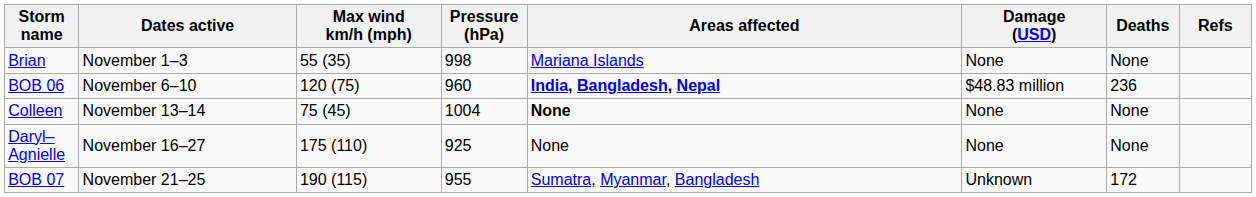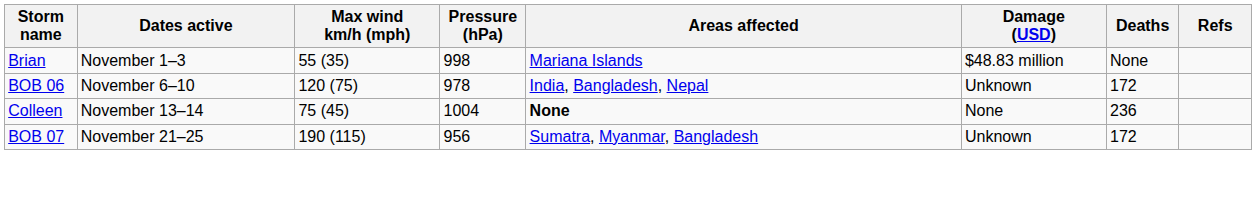(985, 60) None -> (1014, 60) $48.83 million
(458, 85) 960 -> (457, 85) 978
(625, 85) bold -> (619, 85) normal
(1015, 85) $48.83 million -> (998, 85) Unknown
(1124, 85) 236 -> (1123, 85) 172
(1129, 111) None -> (1123, 111) 236
- row: (37, 145)
(458, 180) 955 -> (457, 136) 956
